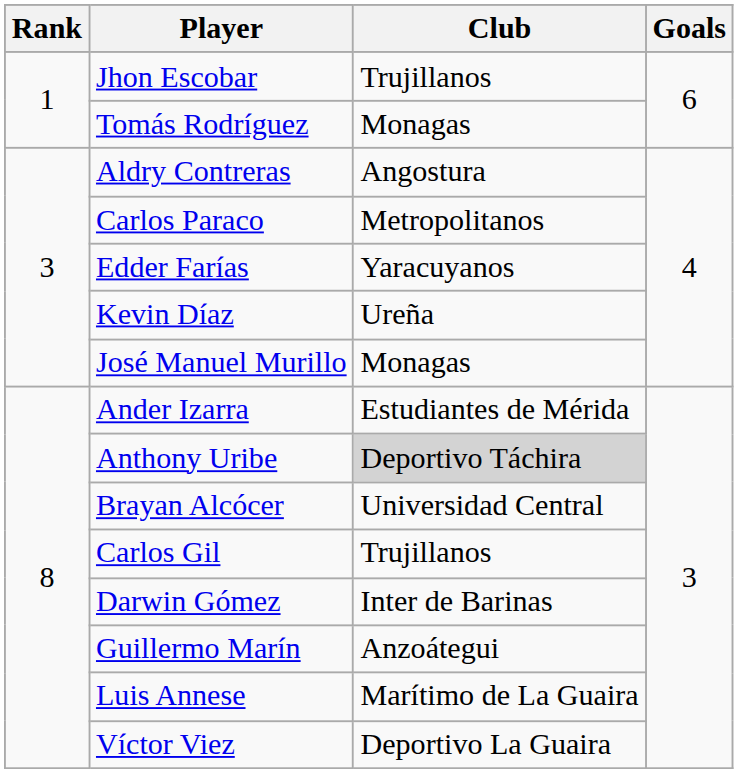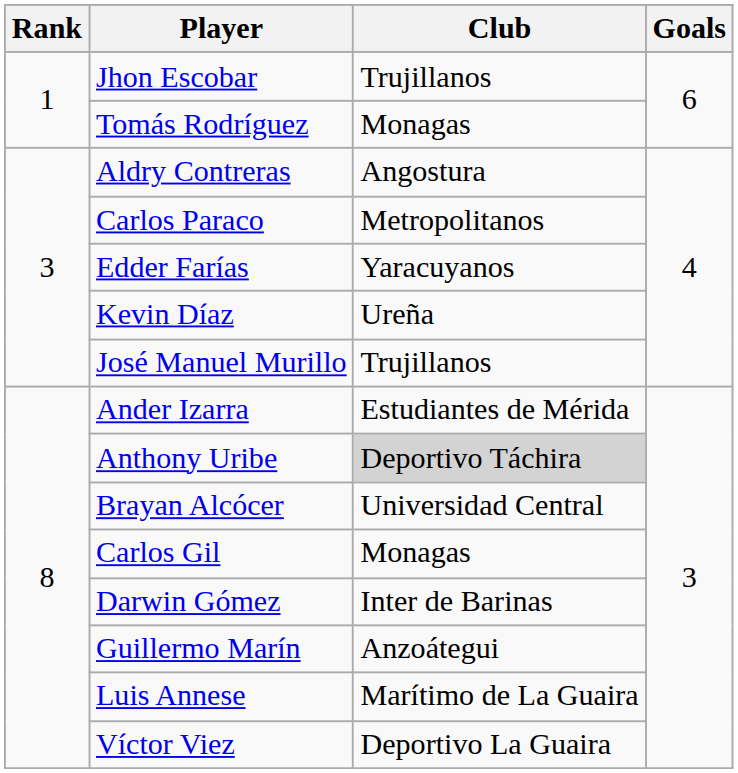(416, 362) Monagas -> (426, 362) Trujillanos
(426, 553) Trujillanos -> (416, 553) Monagas
